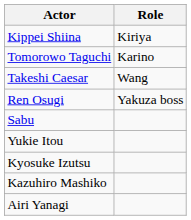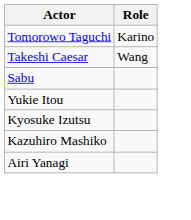- row: (44, 36)
- row: (36, 99)
